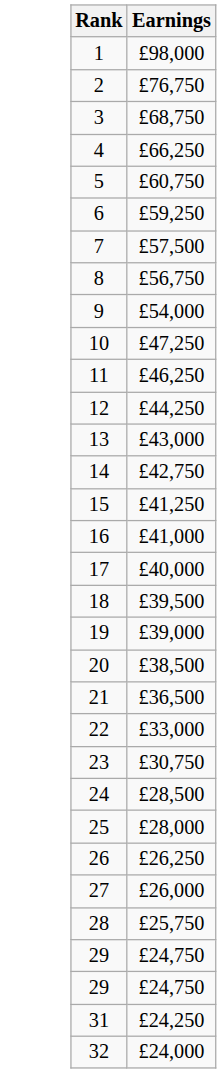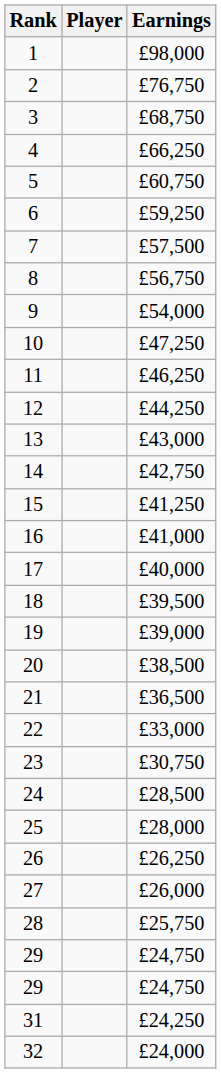+ column: (94, 20)
